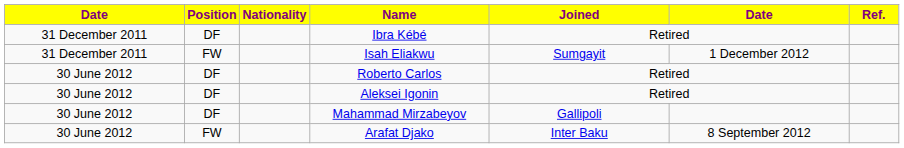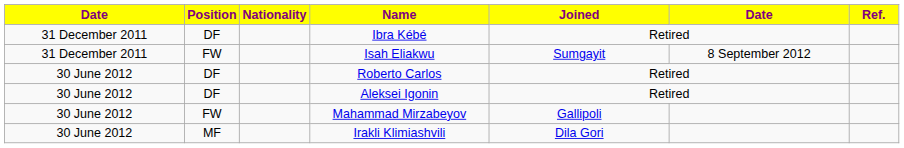(759, 54) 1 December 2012 -> (759, 54) 8 September 2012
(212, 114) DF -> (212, 114) FW
+ row: (399, 133)
- row: (399, 133)
